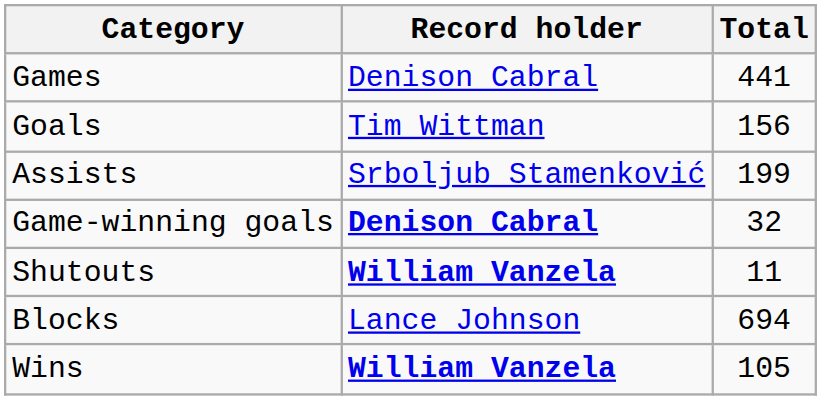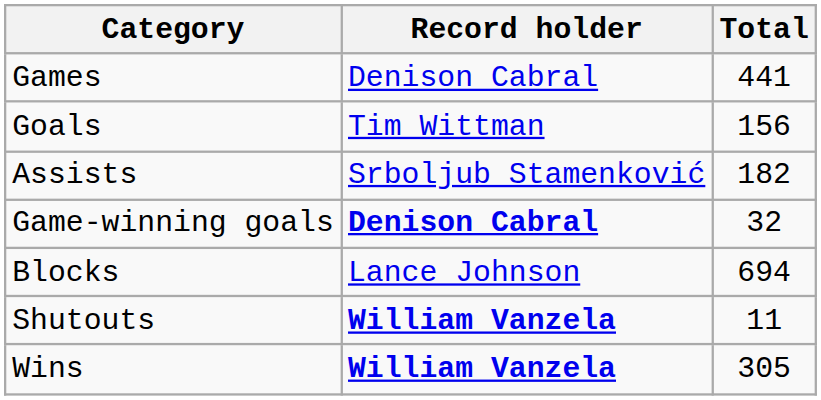(764, 175) 199 -> (764, 175) 182
rows swapped: (66, 321) <-> (84, 272)
(764, 369) 105 -> (764, 369) 305
